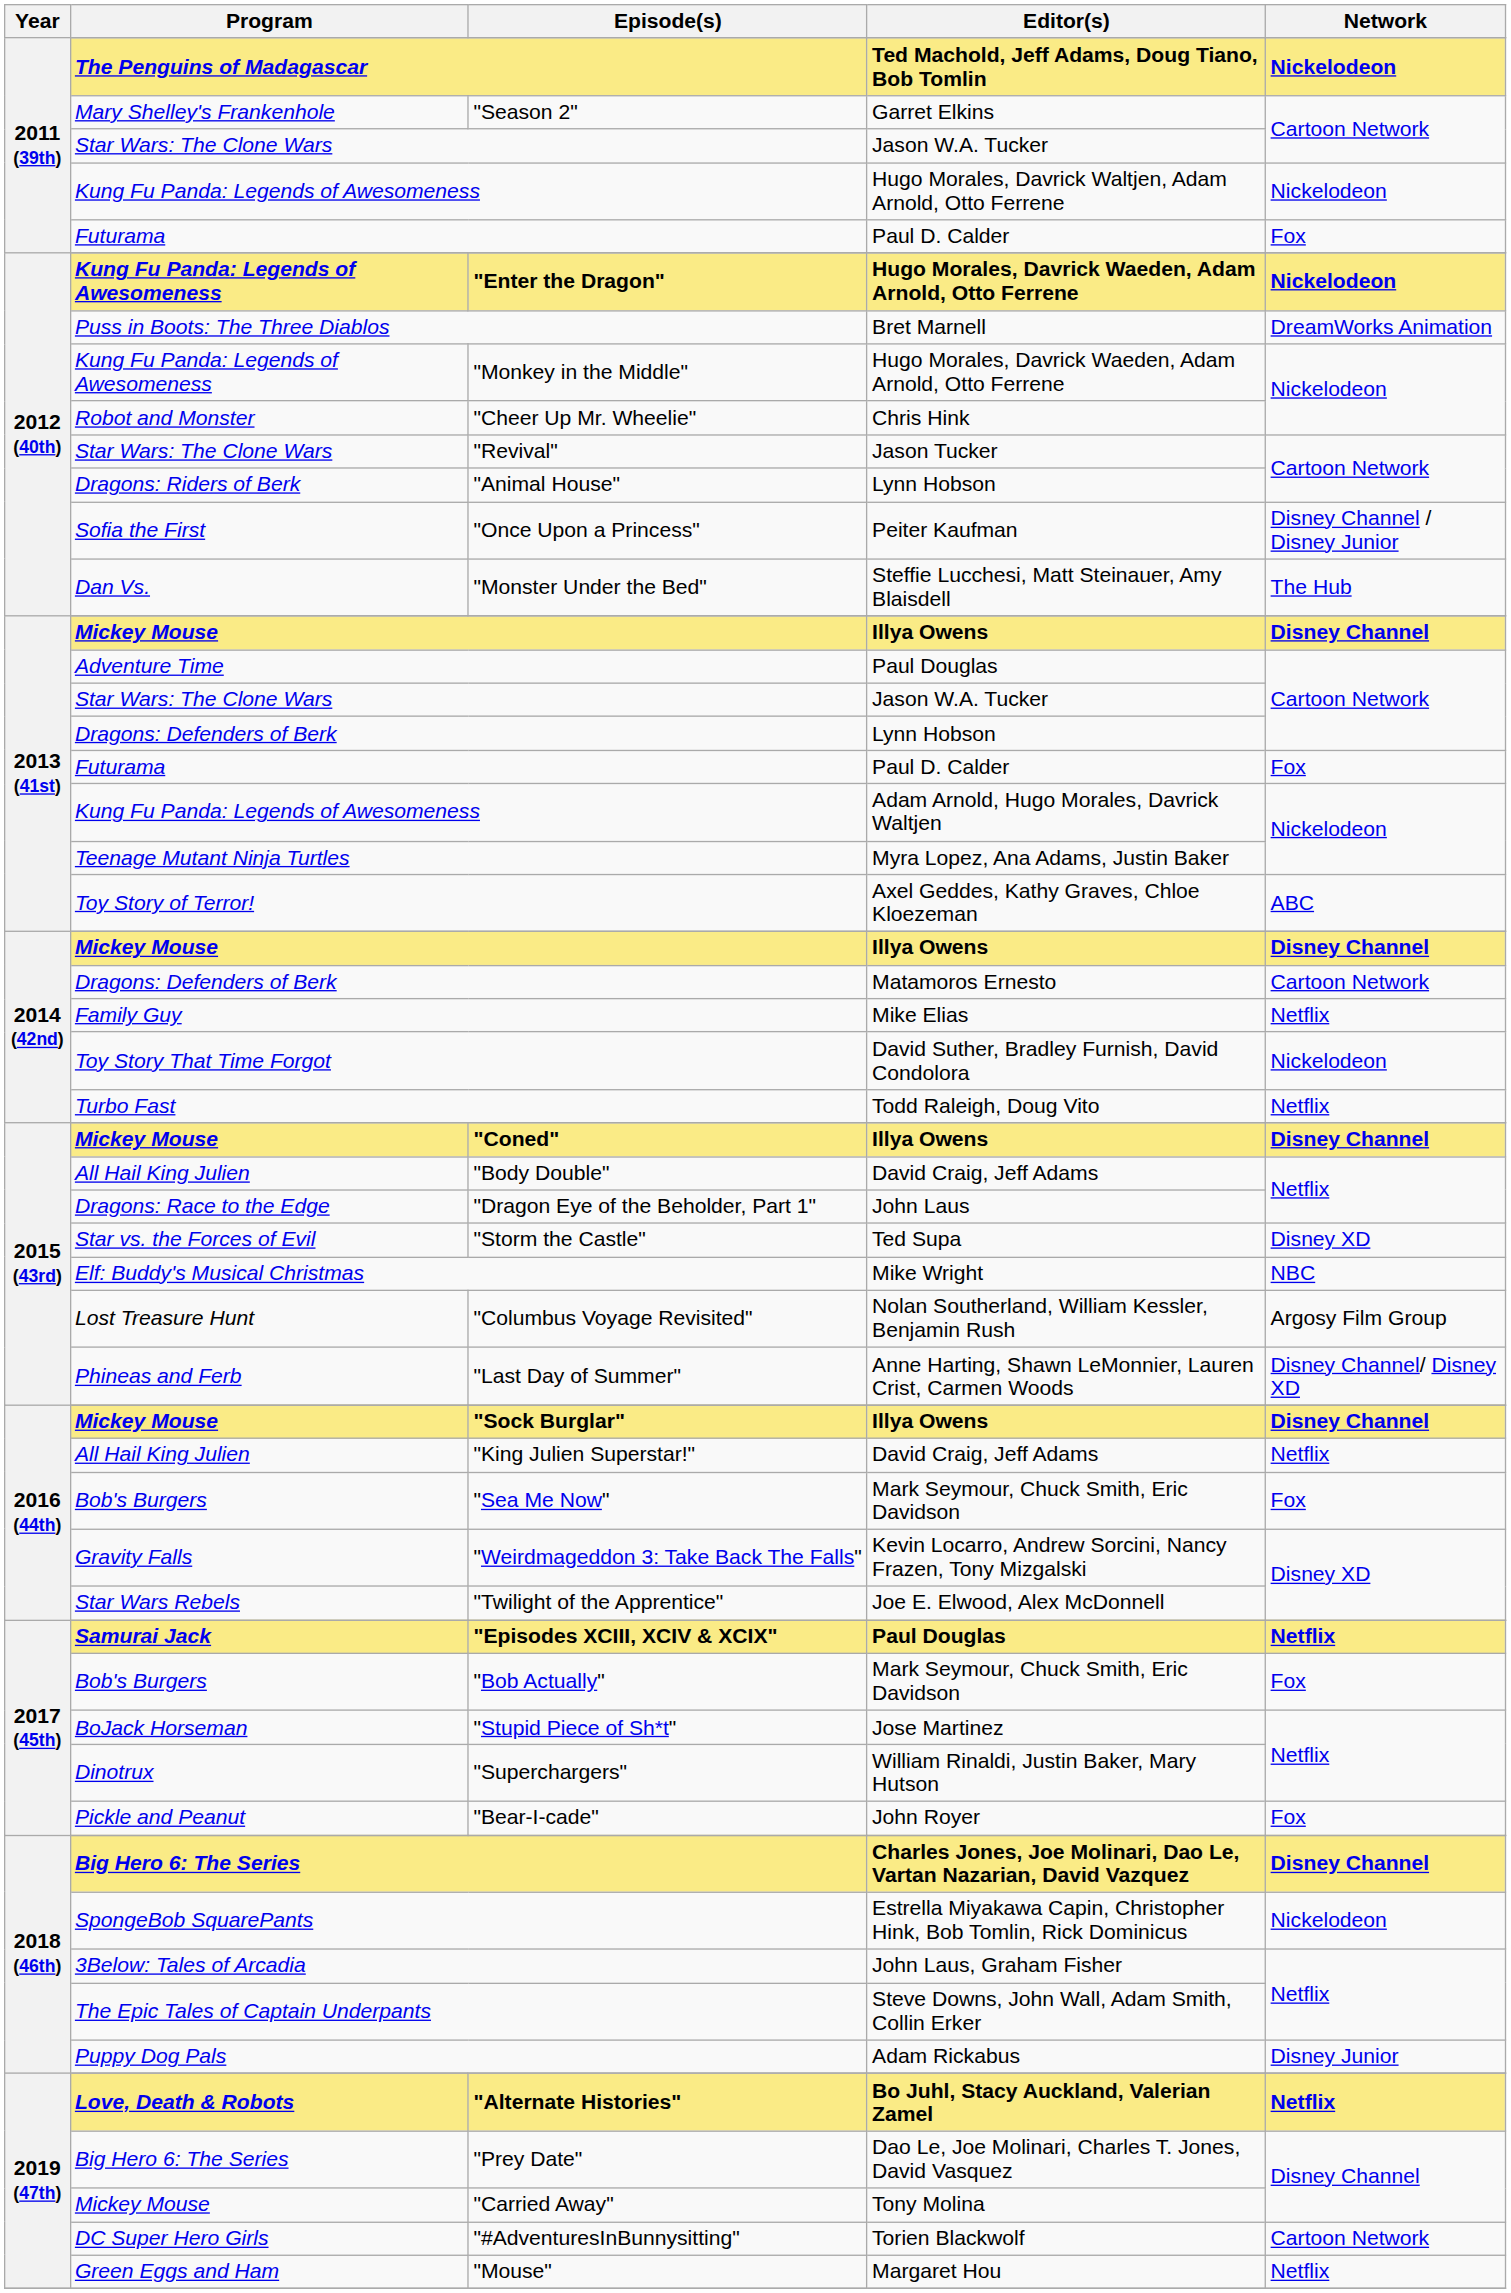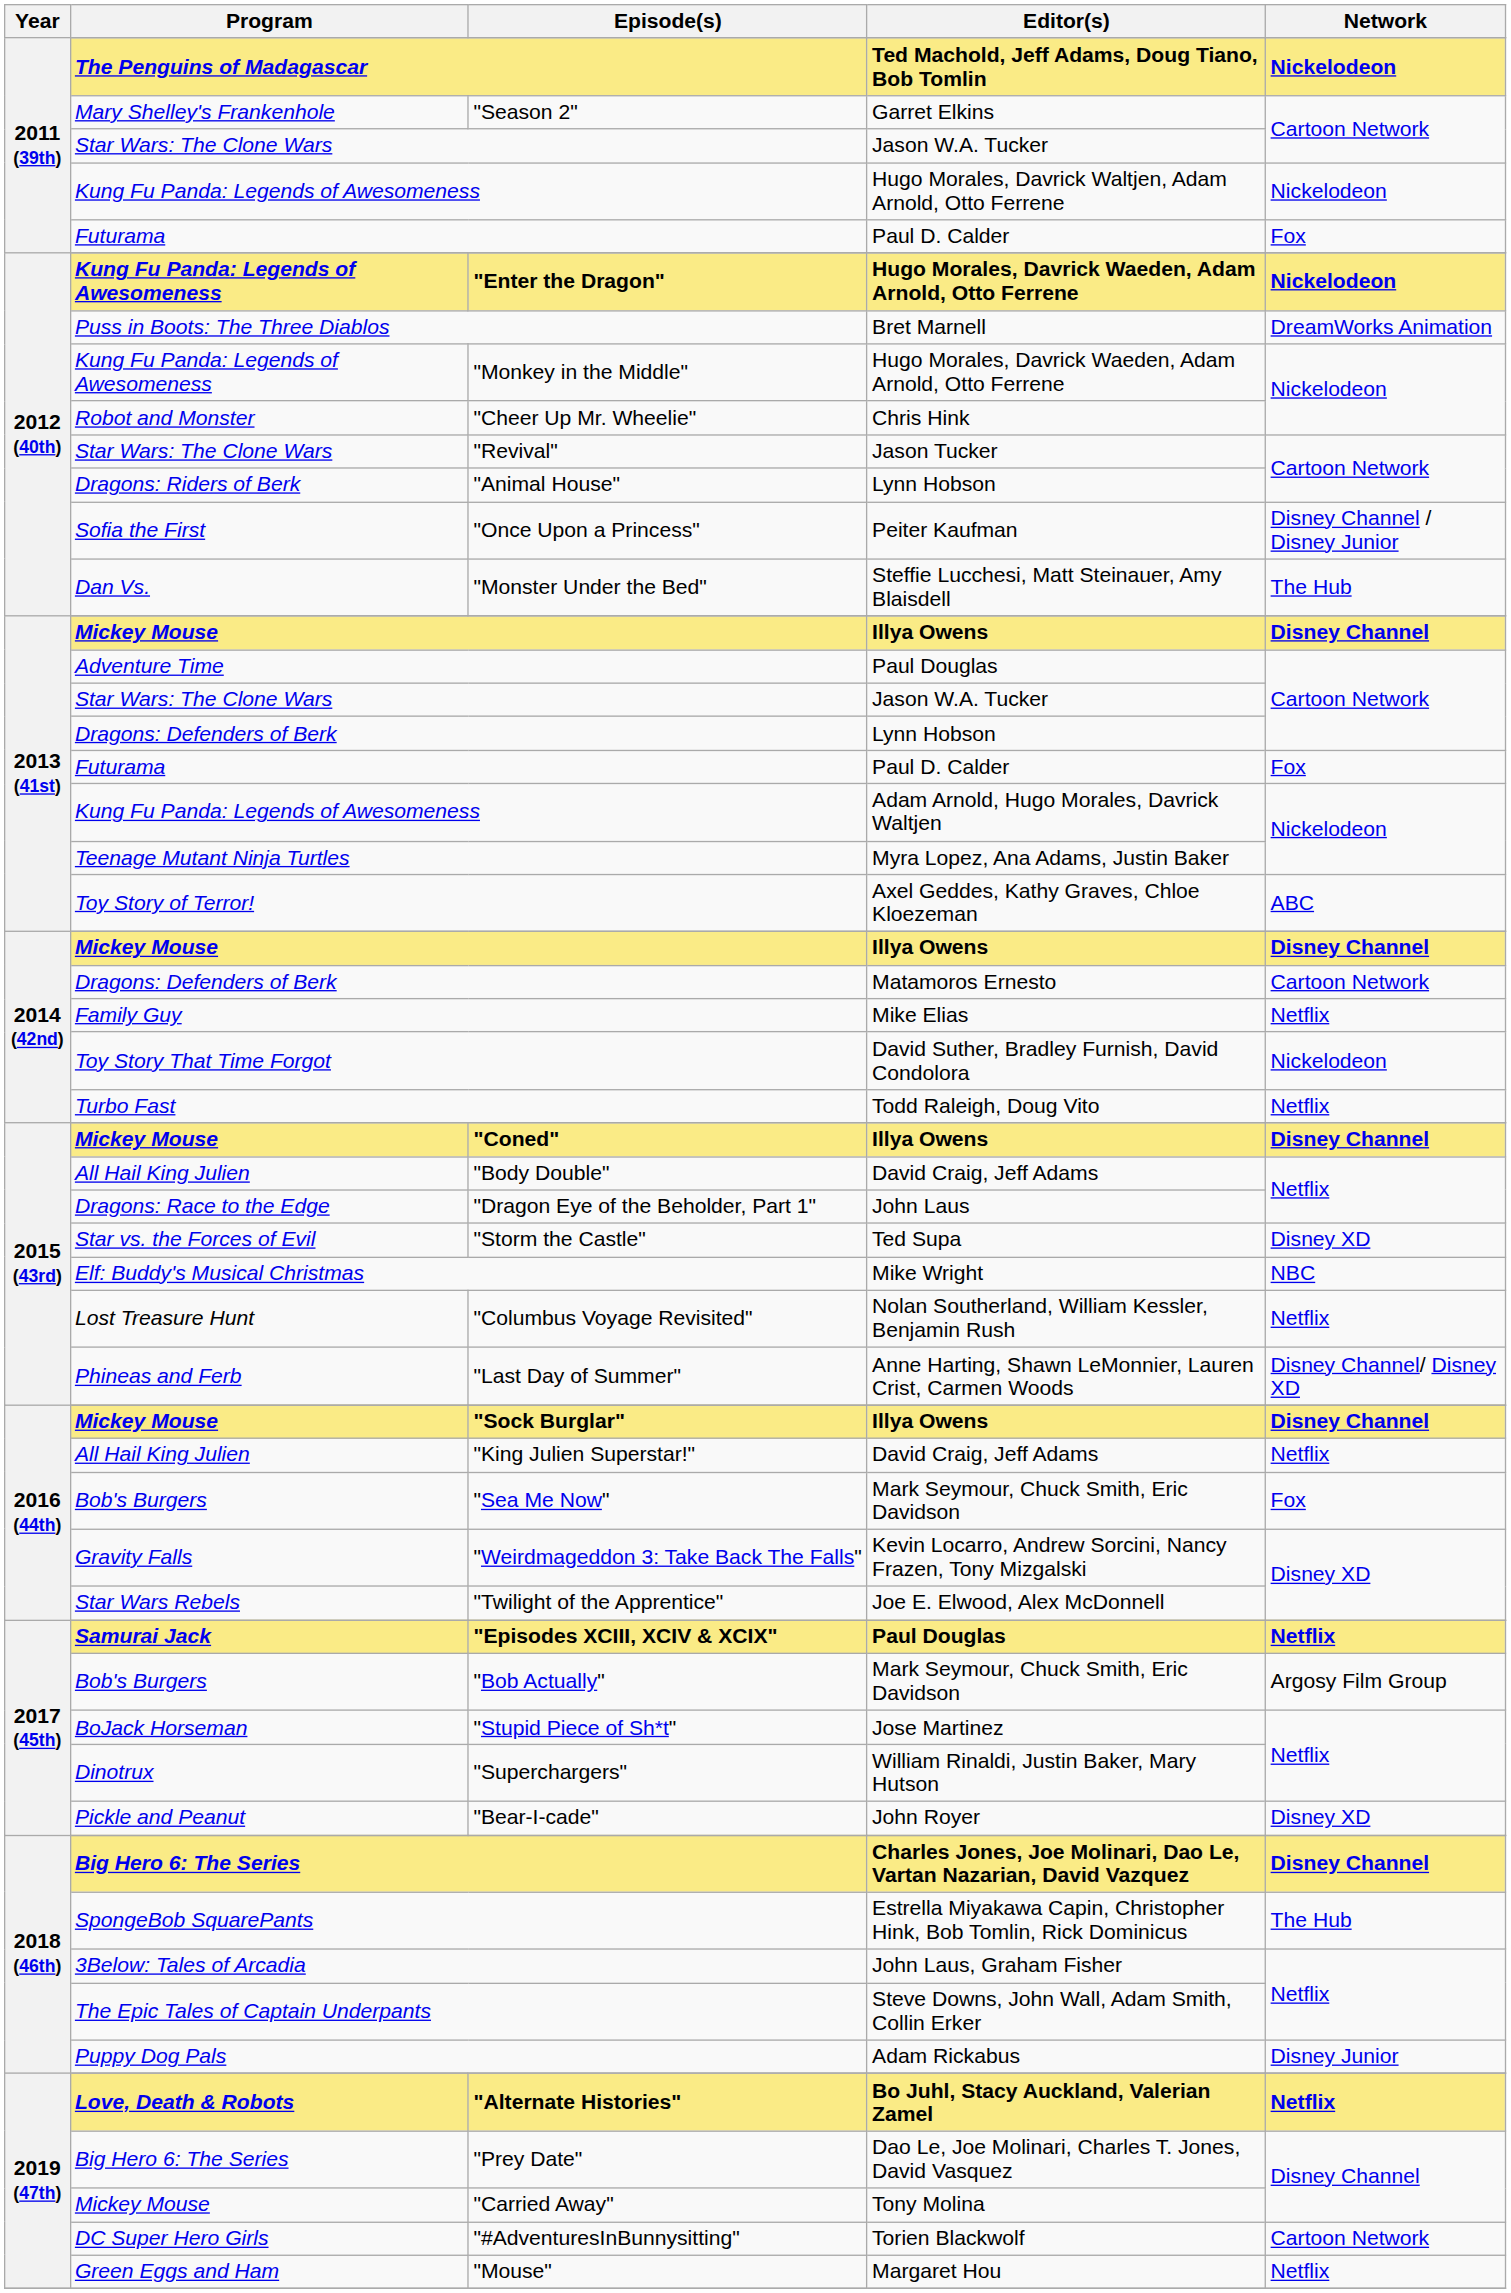(1359, 1318) Argosy Film Group -> (1300, 1318) Netflix
(1288, 1681) Fox -> (1359, 1681) Argosy Film Group
(1288, 1817) Fox -> (1321, 1817) Disney XD
(1329, 1920) Nickelodeon -> (1311, 1920) The Hub
